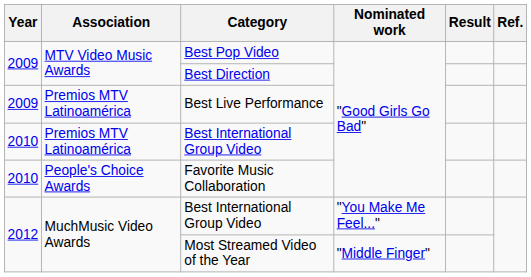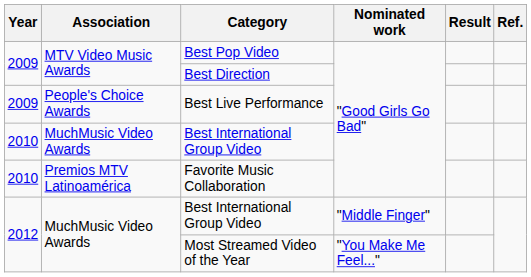(88, 104) Premios MTV Latinoamérica -> (94, 104) People's Choice Awards
(88, 141) Premios MTV Latinoamérica -> (99, 141) MuchMusic Video Awards
(94, 178) People's Choice Awards -> (88, 178) Premios MTV Latinoamérica
(381, 216) "You Make Me Feel..." -> (383, 216) "Middle Finger"
(383, 253) "Middle Finger" -> (381, 253) "You Make Me Feel..."
